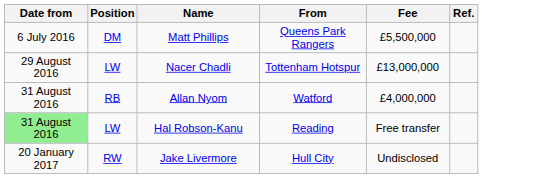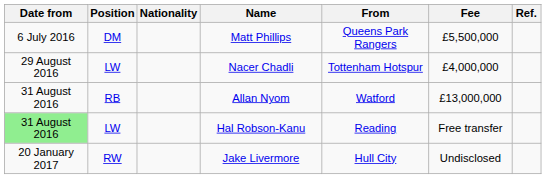+ column: (169, 14)
(408, 68) £13,000,000 -> (470, 68) £4,000,000
(408, 98) £4,000,000 -> (470, 98) £13,000,000
